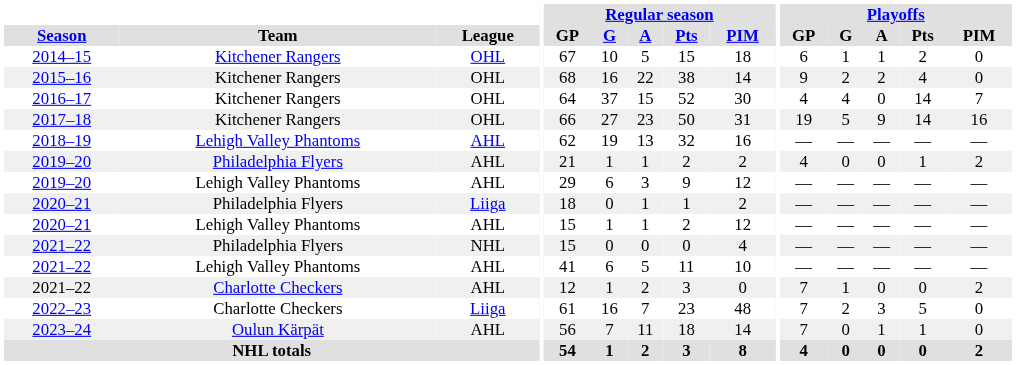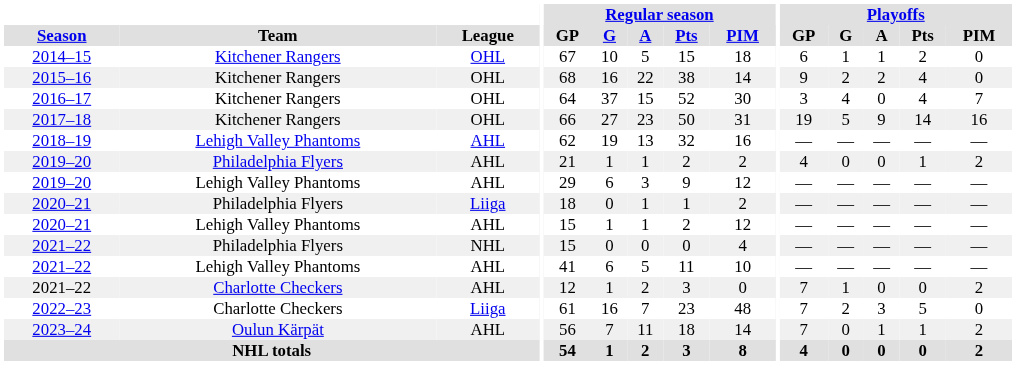(804, 98) 4 -> (804, 98) 3
(923, 98) 14 -> (923, 98) 4
(979, 329) 0 -> (979, 329) 2
